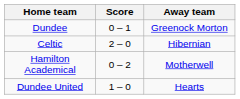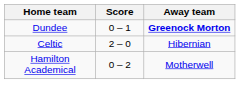(189, 28) normal -> (189, 28) bold
- row: (50, 86)
